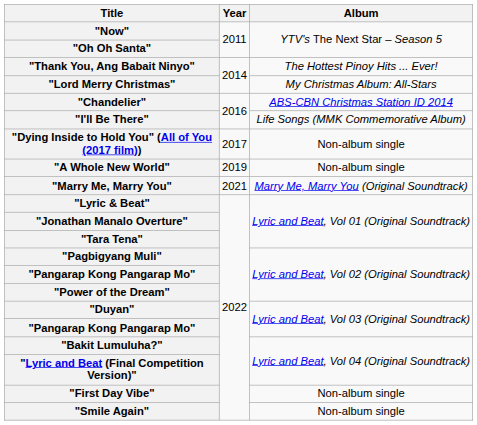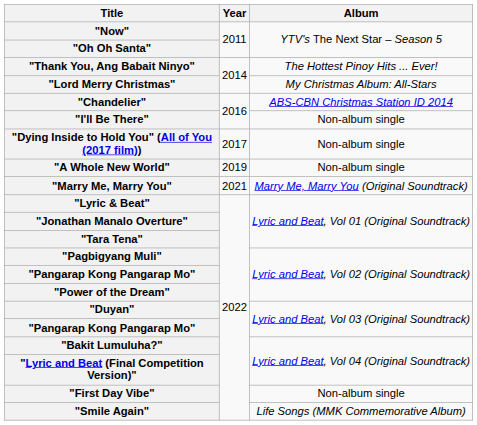(361, 119) Life Songs (MMK Commemorative Album) -> (361, 119) Non-album single
(361, 411) Non-album single -> (361, 411) Life Songs (MMK Commemorative Album)
